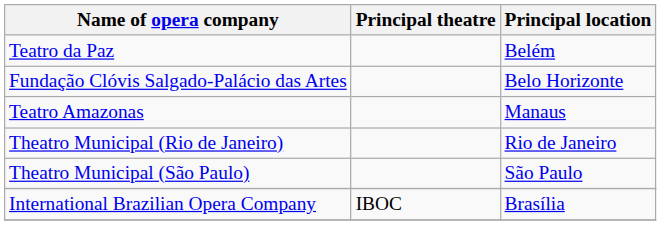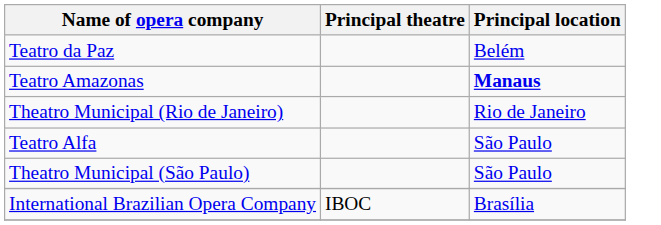- row: (178, 81)
(535, 111) normal -> (507, 81) bold
+ row: (53, 142)
